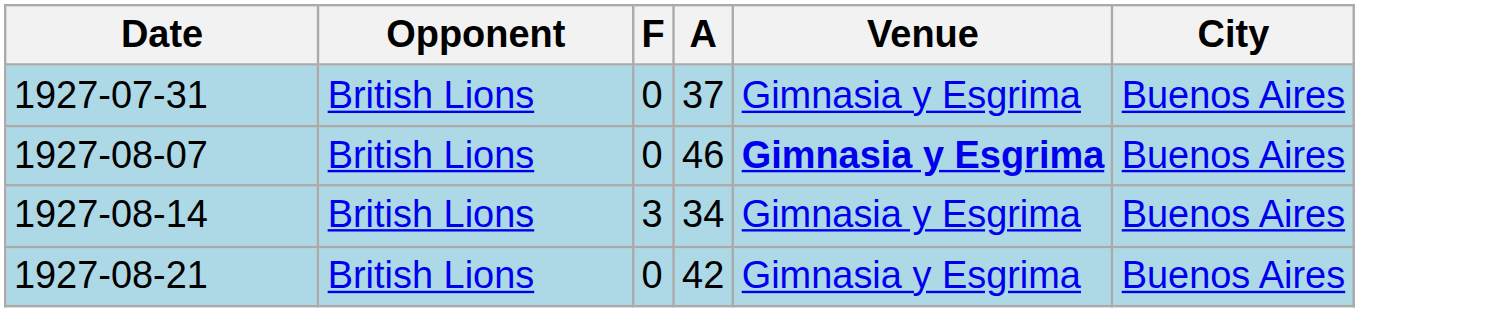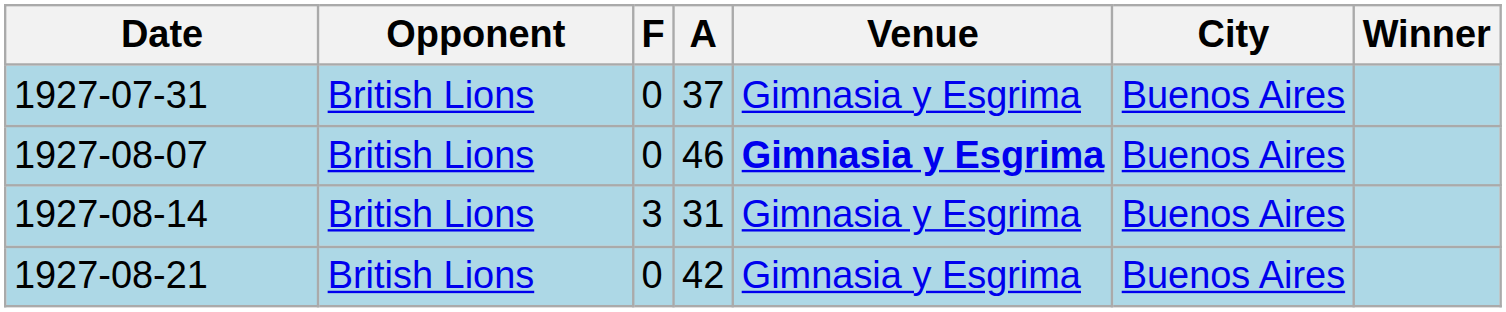+ column: (1427, 34)
(703, 214) 34 -> (703, 214) 31
